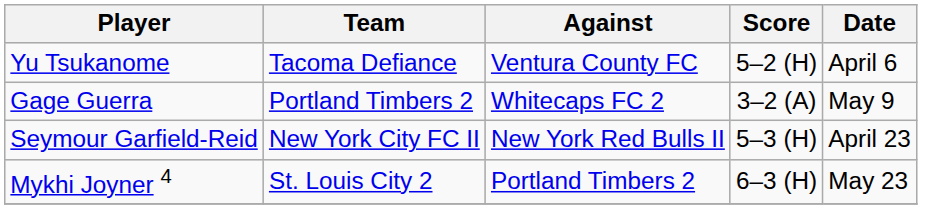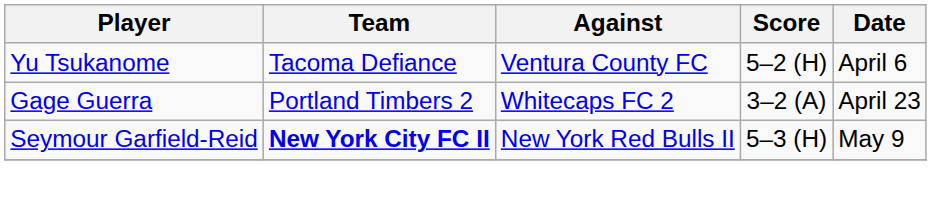(861, 100) May 9 -> (879, 100) April 23
(374, 139) normal -> (379, 139) bold
(870, 139) April 23 -> (871, 139) May 9
- row: (91, 181)
